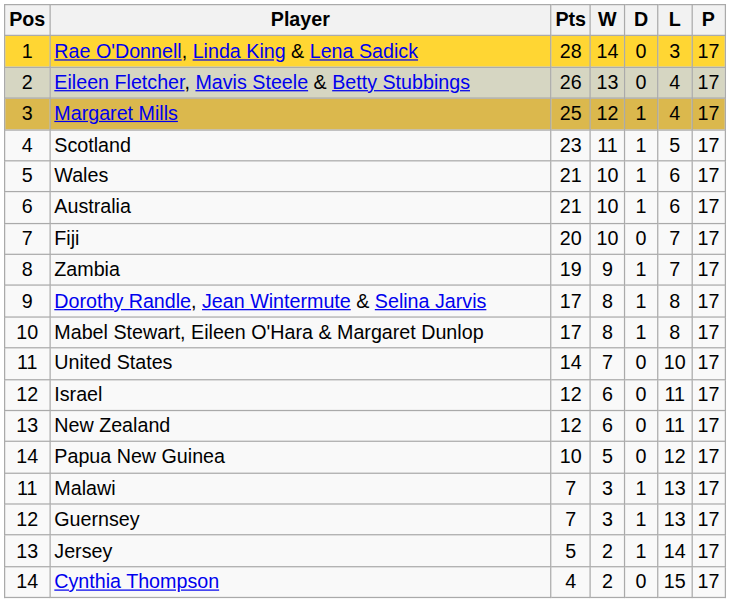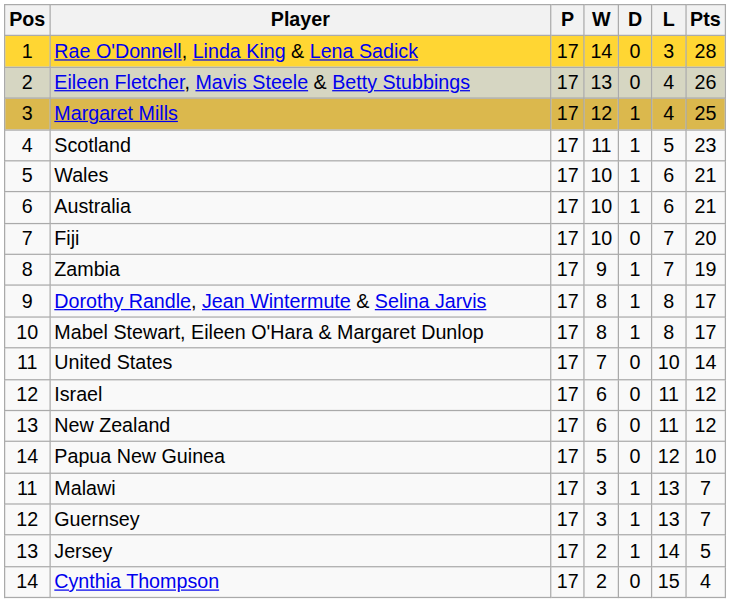columns swapped: (708, 20) <-> (571, 20)
